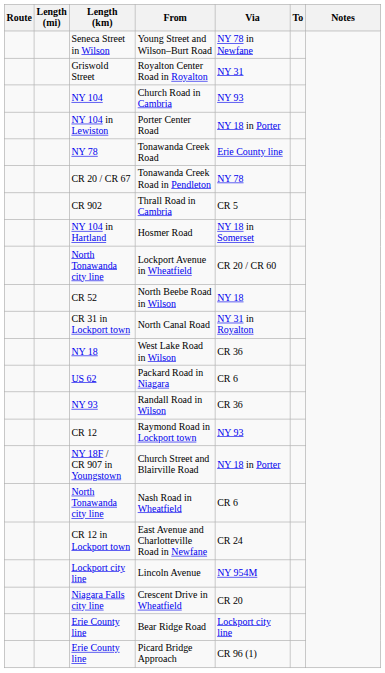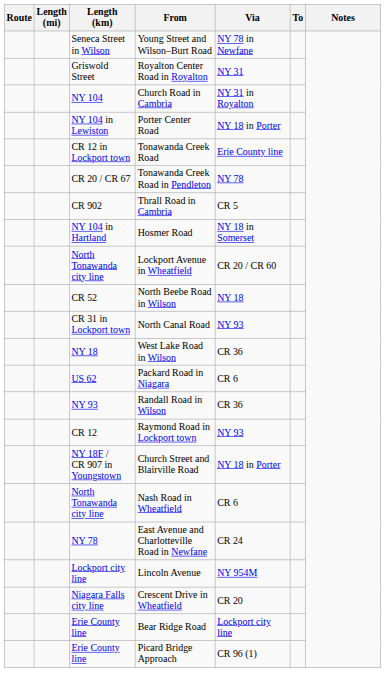(230, 98) NY 93 -> (235, 98) NY 31 in Royalton
(85, 152) NY 78 -> (101, 152) CR 12 in Lockport town
(235, 324) NY 31 in Royalton -> (230, 324) NY 93
(101, 541) CR 12 in Lockport town -> (85, 541) NY 78
